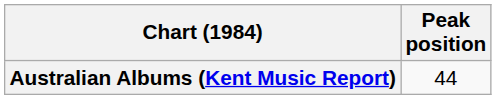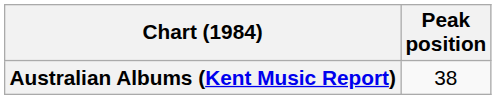(446, 77) 44 -> (446, 77) 38
